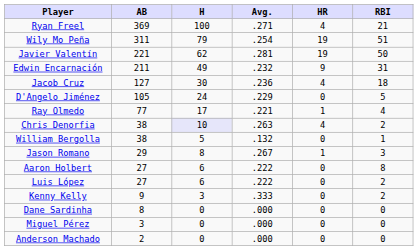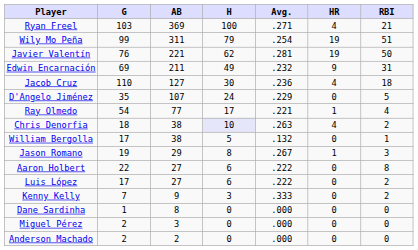+ column: (124, 11)
(142, 97) 105 -> (177, 97) 107
